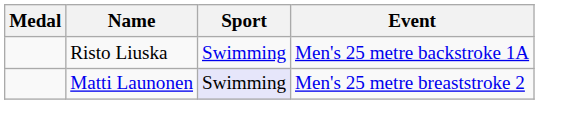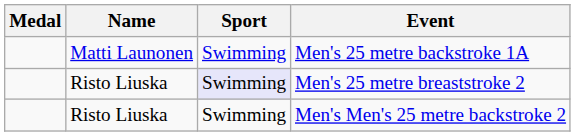(119, 52) Risto Liuska -> (132, 52) Matti Launonen
(132, 83) Matti Launonen -> (119, 83) Risto Liuska
+ row: (431, 115)
